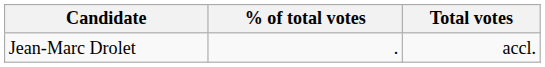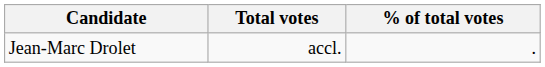columns swapped: (471, 18) <-> (305, 18)
